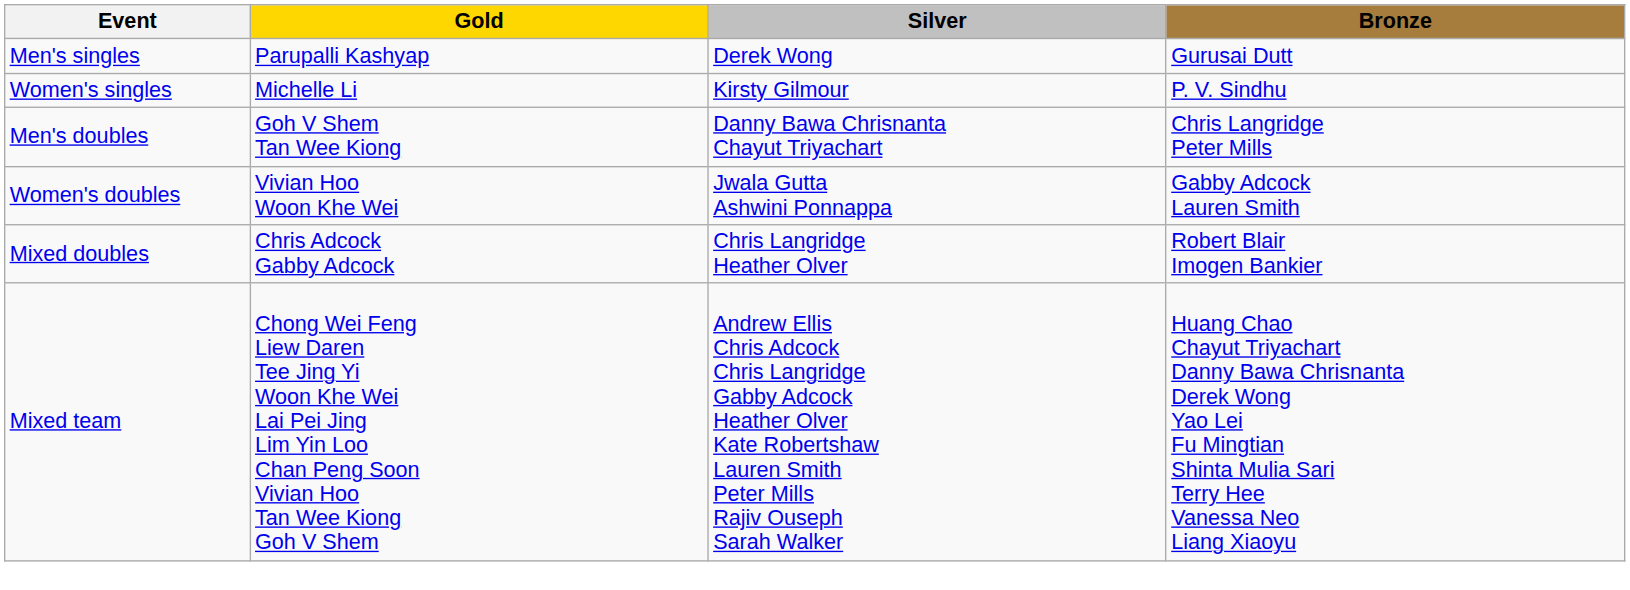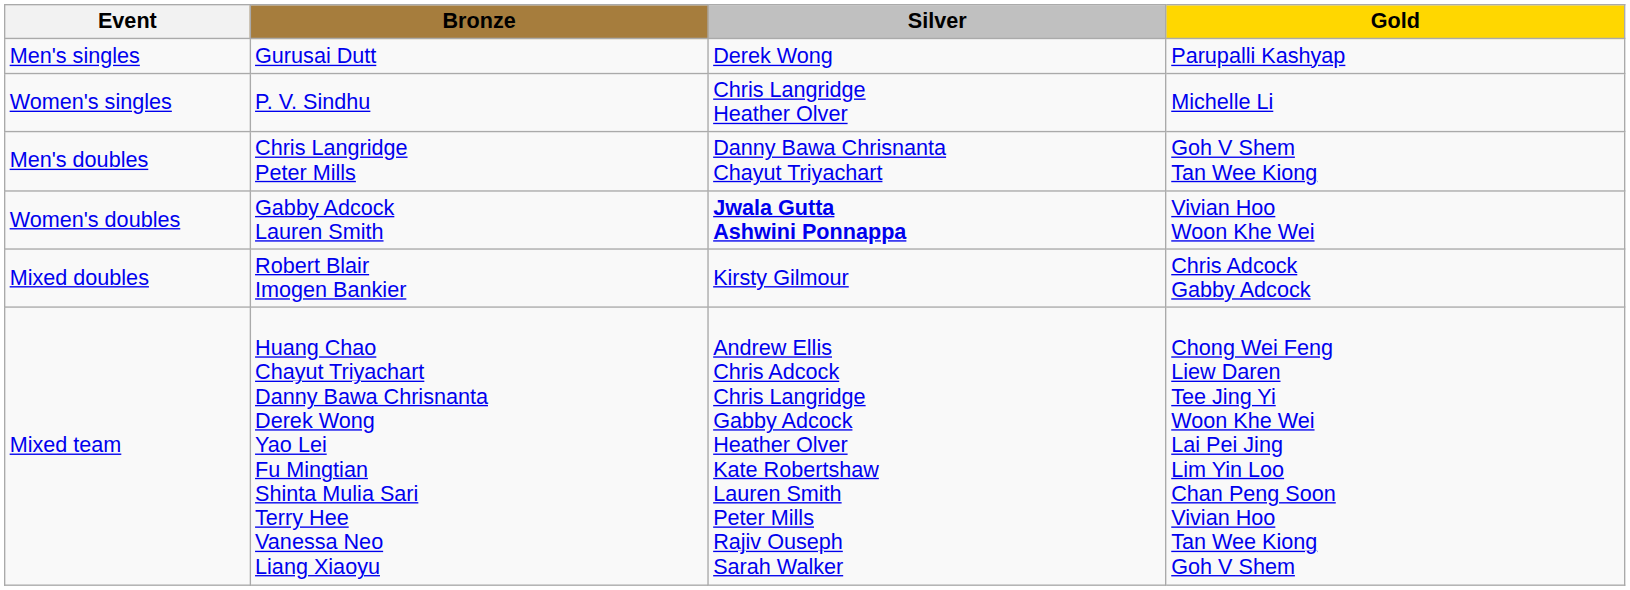columns swapped: (479, 21) <-> (1395, 21)
(781, 90) Kirsty Gilmour -> (789, 102) Chris Langridge Heather Olver
(803, 195) normal -> (810, 219) bold
(789, 253) Chris Langridge Heather Olver -> (781, 277) Kirsty Gilmour
